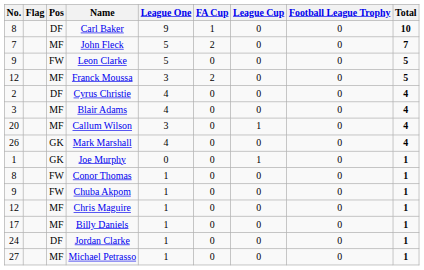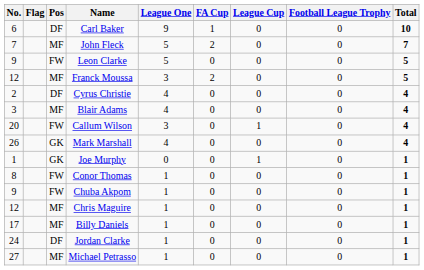(14, 29) 8 -> (14, 29) 6
(56, 126) MF -> (56, 126) FW
